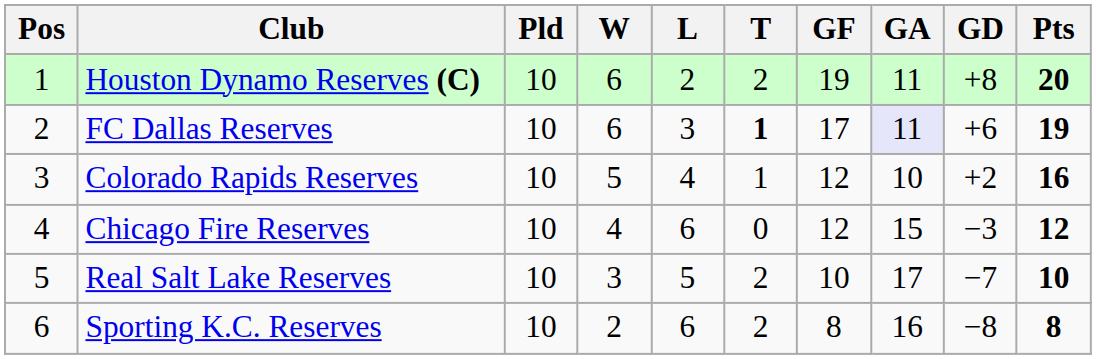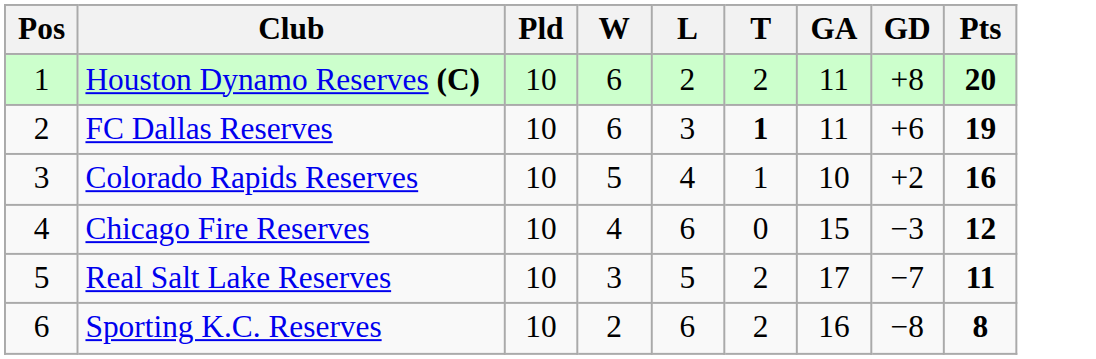- column: (834, 29)
(907, 128) lavender background -> (834, 128) no background
(1054, 278) 10 -> (980, 278) 11
